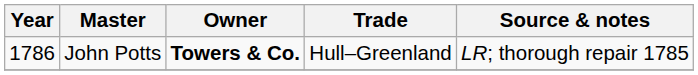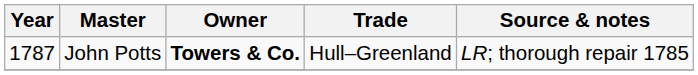(32, 53) 1786 -> (32, 53) 1787
